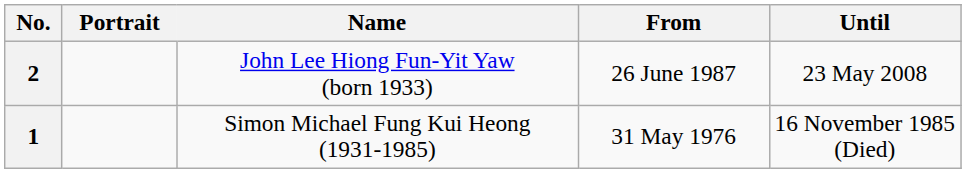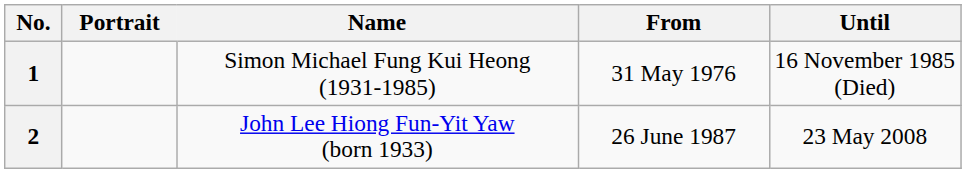rows swapped: (33, 136) <-> (33, 73)
